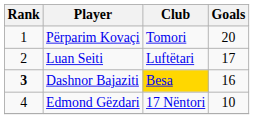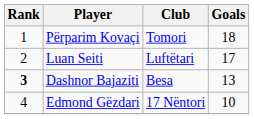(228, 37) 20 -> (228, 37) 18
(159, 80) gold background -> (159, 80) no background
(228, 80) 16 -> (228, 80) 13
